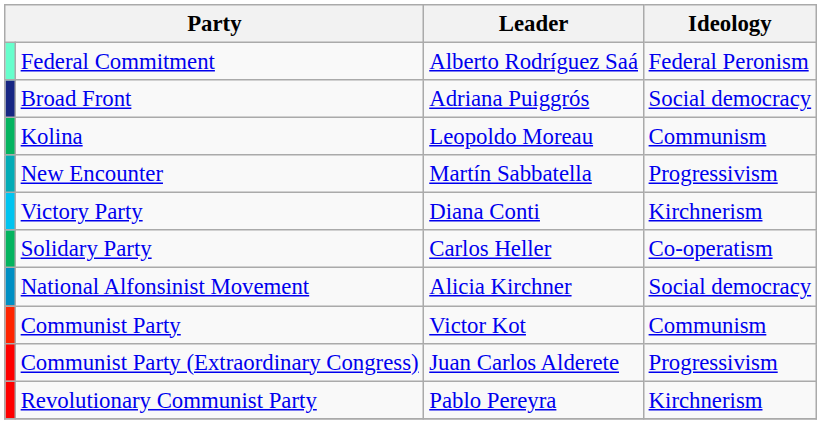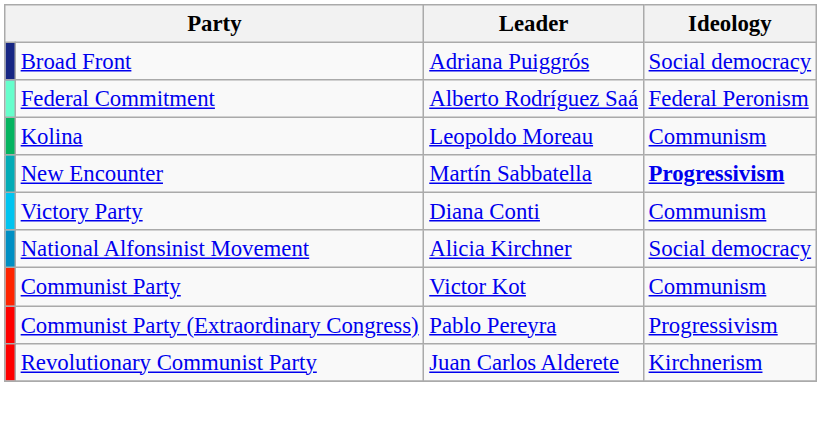rows swapped: (76, 98) <-> (118, 61)
(713, 173) normal -> (717, 173) bold
(706, 211) Kirchnerism -> (707, 211) Communism
- row: (86, 249)
(524, 361) Juan Carlos Alderete -> (493, 324) Pablo Pereyra
(493, 399) Pablo Pereyra -> (524, 361) Juan Carlos Alderete
